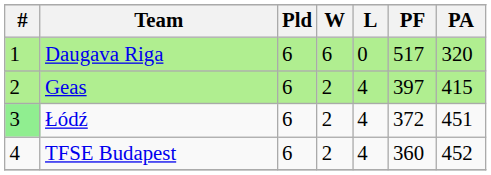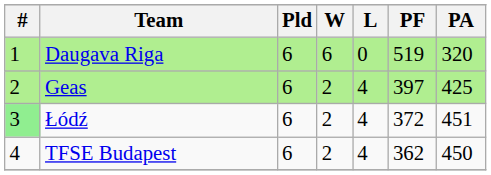(409, 53) 517 -> (409, 53) 519
(457, 86) 415 -> (457, 86) 425
(409, 152) 360 -> (409, 152) 362
(457, 152) 452 -> (457, 152) 450
